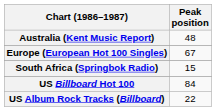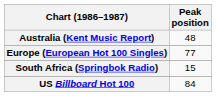(190, 53) 67 -> (190, 53) 77
- row: (87, 99)
